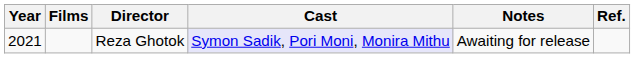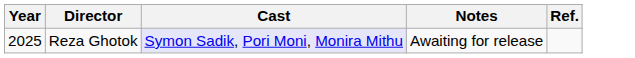- column: (69, 16)
(25, 40) 2021 -> (25, 40) 2025
